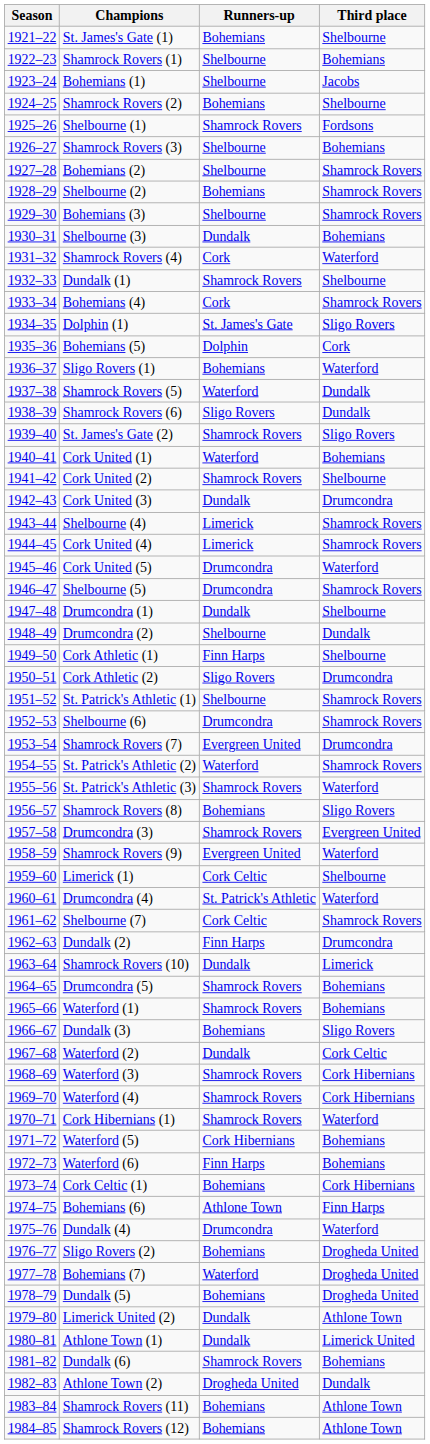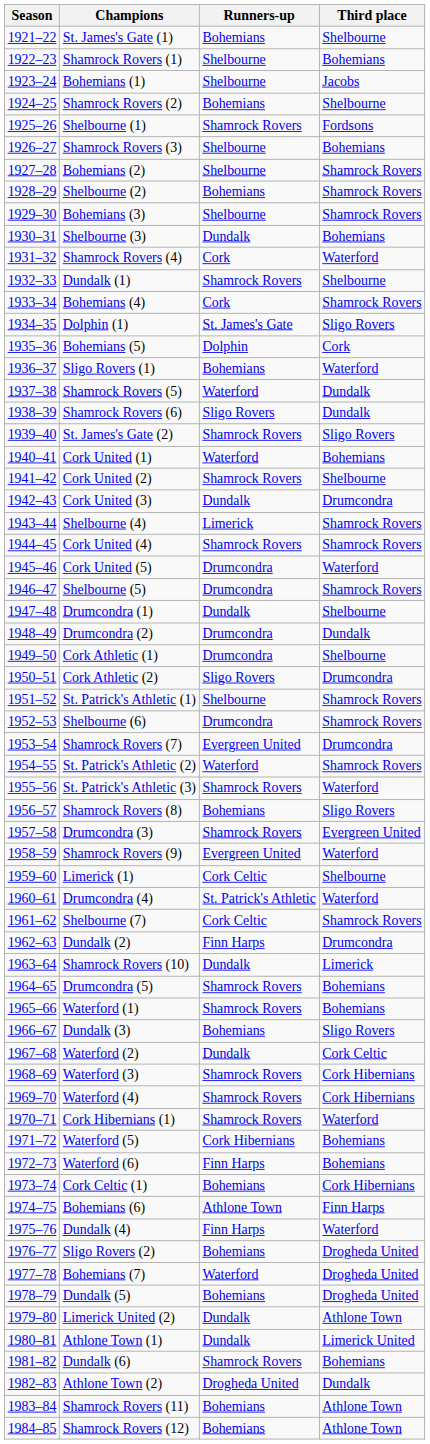(228, 545) Limerick -> (252, 545) Shamrock Rovers
(234, 633) Shelbourne -> (238, 633) Drumcondra
(234, 655) Finn Harps -> (238, 655) Drumcondra
(238, 1229) Drumcondra -> (234, 1229) Finn Harps
